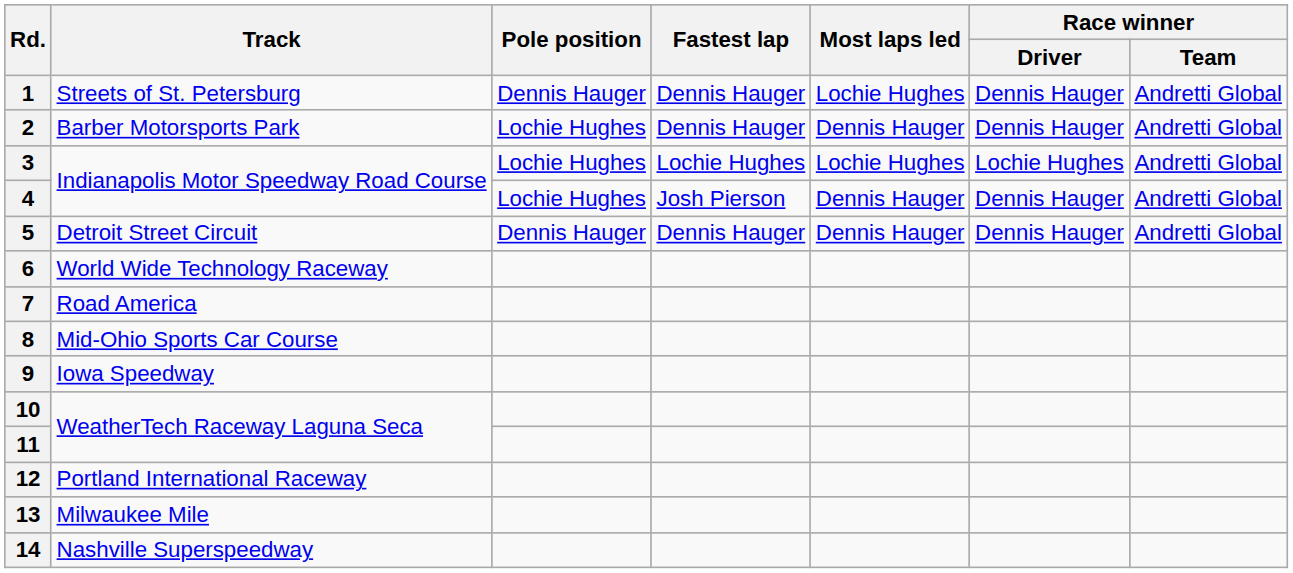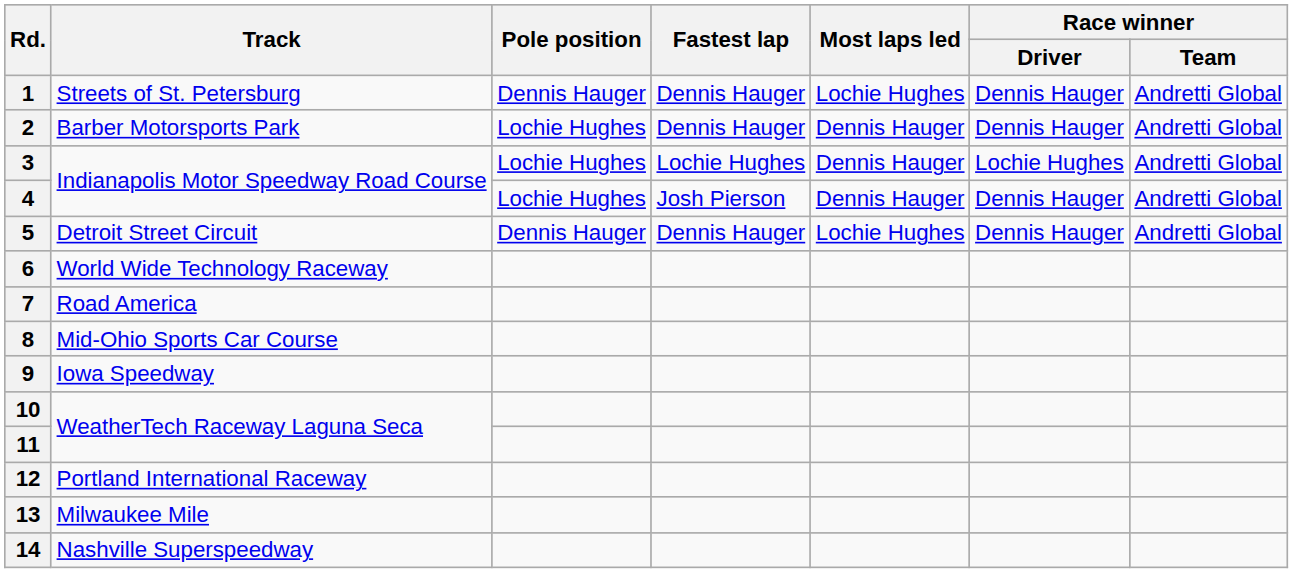(890, 163) Lochie Hughes -> (890, 163) Dennis Hauger
(890, 233) Dennis Hauger -> (890, 233) Lochie Hughes
